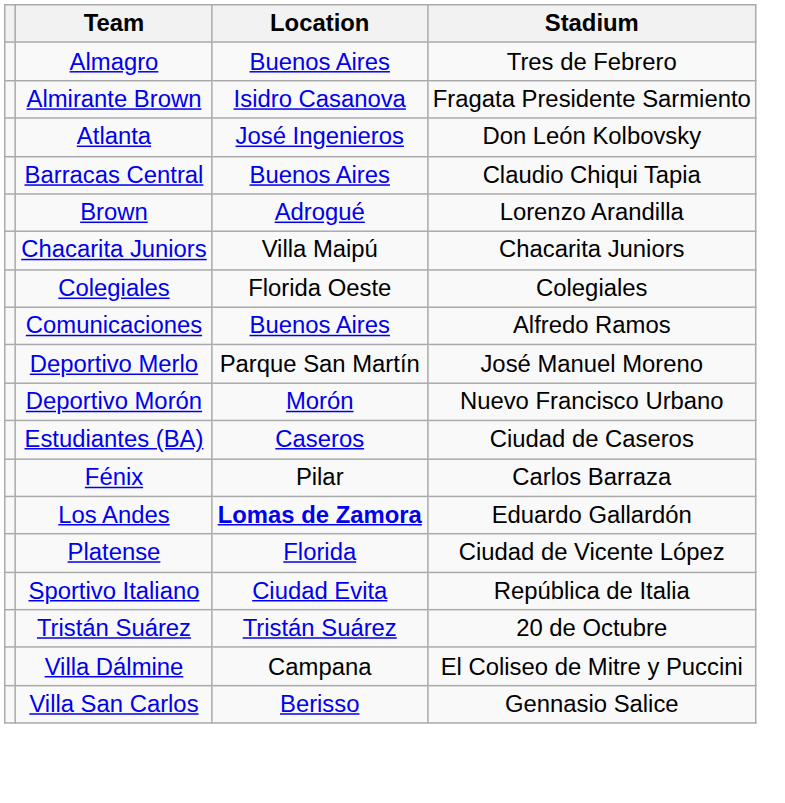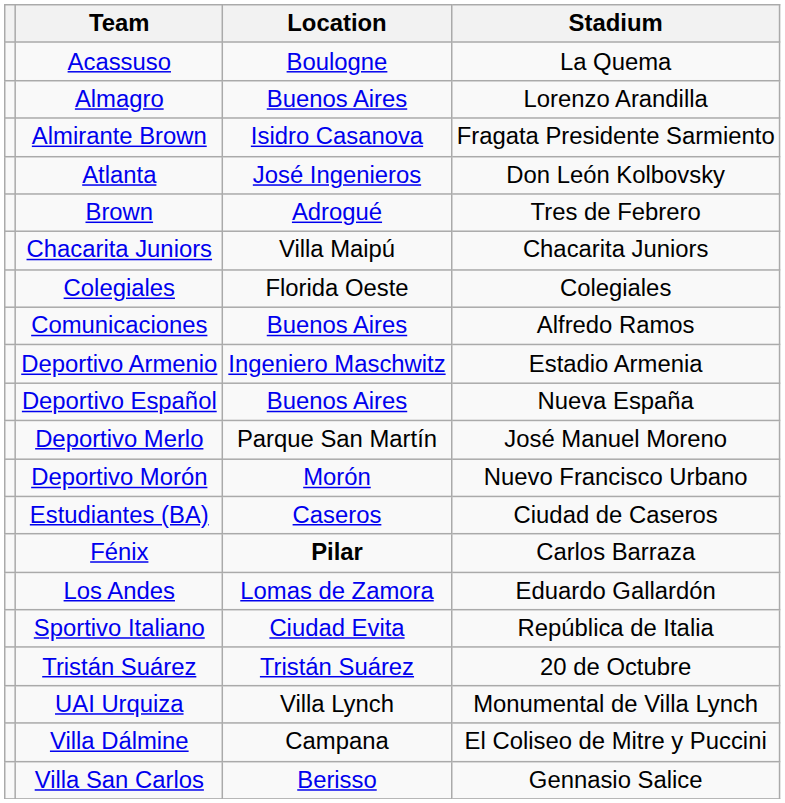+ row: (119, 61)
(592, 61) Tres de Febrero -> (616, 99) Lorenzo Arandilla
- row: (114, 174)
(592, 212) Lorenzo Arandilla -> (616, 212) Tres de Febrero
+ row: (119, 363)
+ row: (119, 401)
(320, 477) normal -> (337, 552) bold
(320, 514) bold -> (337, 590) normal
- row: (114, 552)
+ row: (119, 703)
